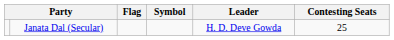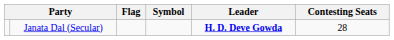(244, 27) normal -> (243, 27) bold
(342, 27) 25 -> (342, 27) 28
